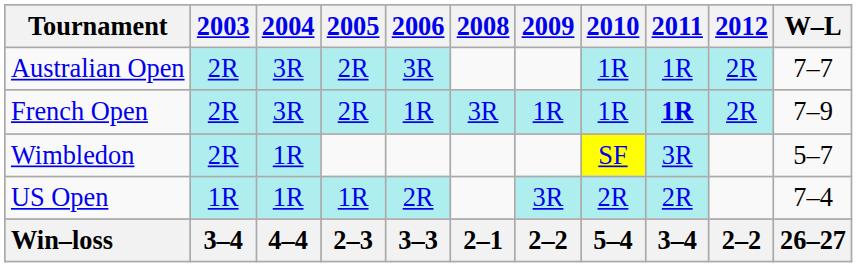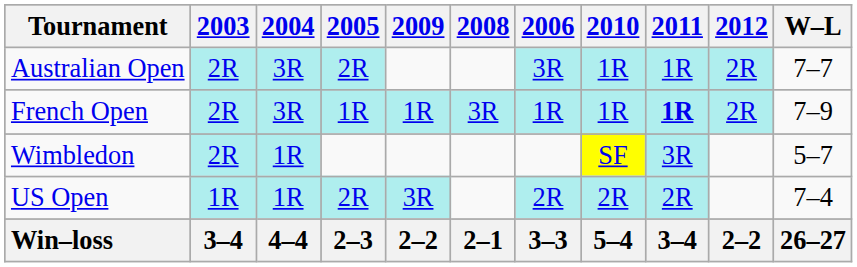columns swapped: (418, 25) <-> (548, 25)
(353, 111) 2R -> (353, 111) 1R
(353, 196) 1R -> (353, 196) 2R
